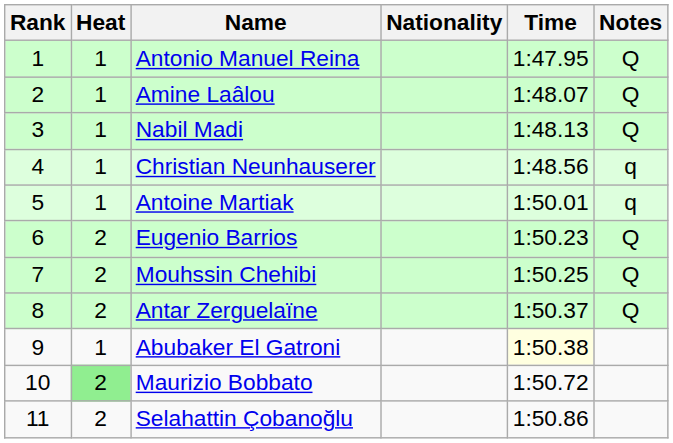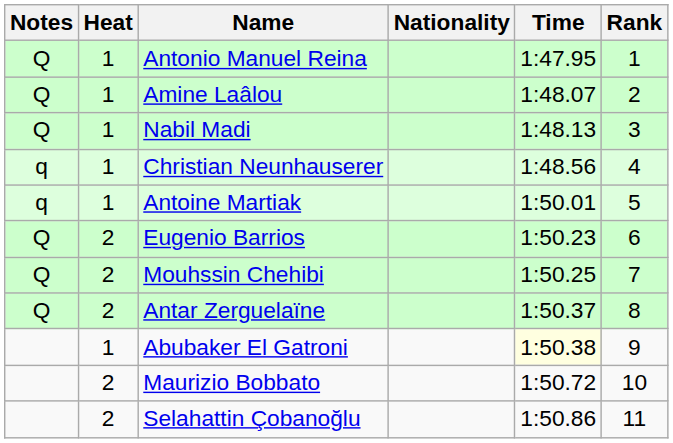columns swapped: (38, 22) <-> (631, 22)
(101, 382) lightgreen background -> (108, 382) no background
